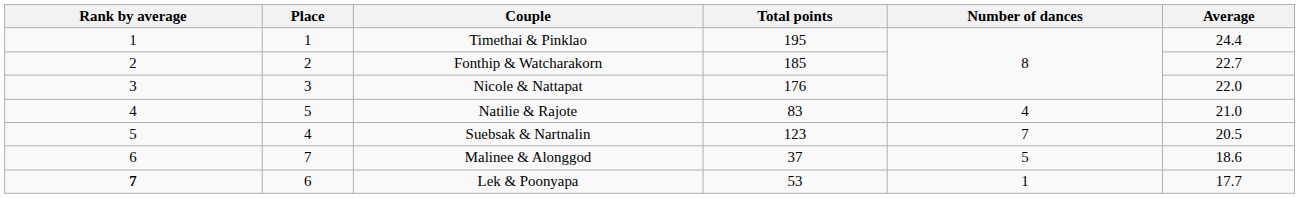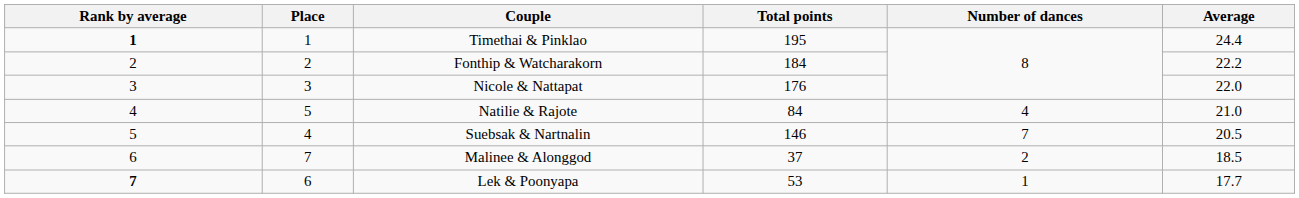(133, 39) normal -> (133, 39) bold
(795, 63) 185 -> (795, 63) 184
(1229, 63) 22.7 -> (1229, 63) 22.2
(795, 110) 83 -> (795, 110) 84
(795, 134) 123 -> (795, 134) 146
(1025, 157) 5 -> (1025, 157) 2
(1229, 157) 18.6 -> (1229, 157) 18.5
